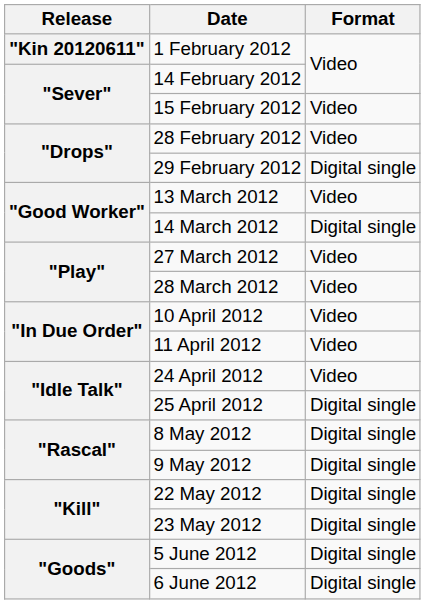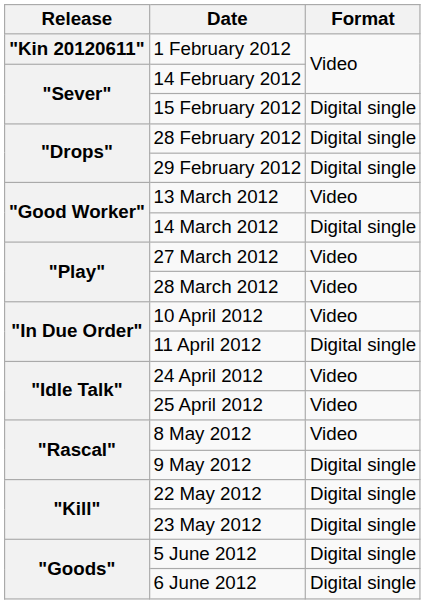(334, 108) Video -> (363, 108) Digital single
(334, 138) Video -> (363, 138) Digital single
(334, 345) Video -> (363, 345) Digital single
(363, 405) Digital single -> (334, 405) Video
(363, 434) Digital single -> (334, 434) Video
